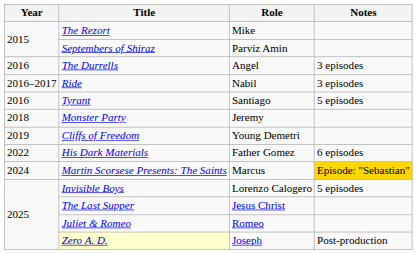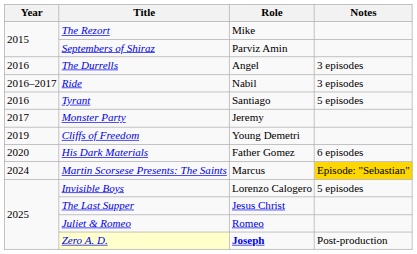(18, 118) 2018 -> (18, 118) 2017
(18, 153) 2022 -> (18, 153) 2020
(247, 240) normal -> (248, 240) bold
